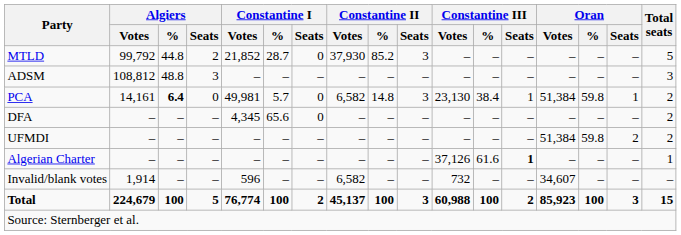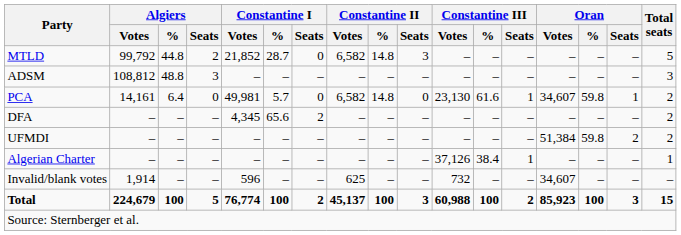(347, 55) 37,930 -> (351, 55) 6,582
(383, 55) 85.2 -> (383, 55) 14.8
(176, 96) bold -> (176, 96) normal
(425, 96) 3 -> (425, 96) 0
(488, 96) 38.4 -> (488, 96) 61.6
(558, 96) 51,384 -> (558, 96) 34,607
(320, 117) 0 -> (320, 117) 2
(488, 158) 61.6 -> (488, 158) 38.4
(531, 158) bold -> (531, 158) normal
(351, 179) 6,582 -> (356, 179) 625
